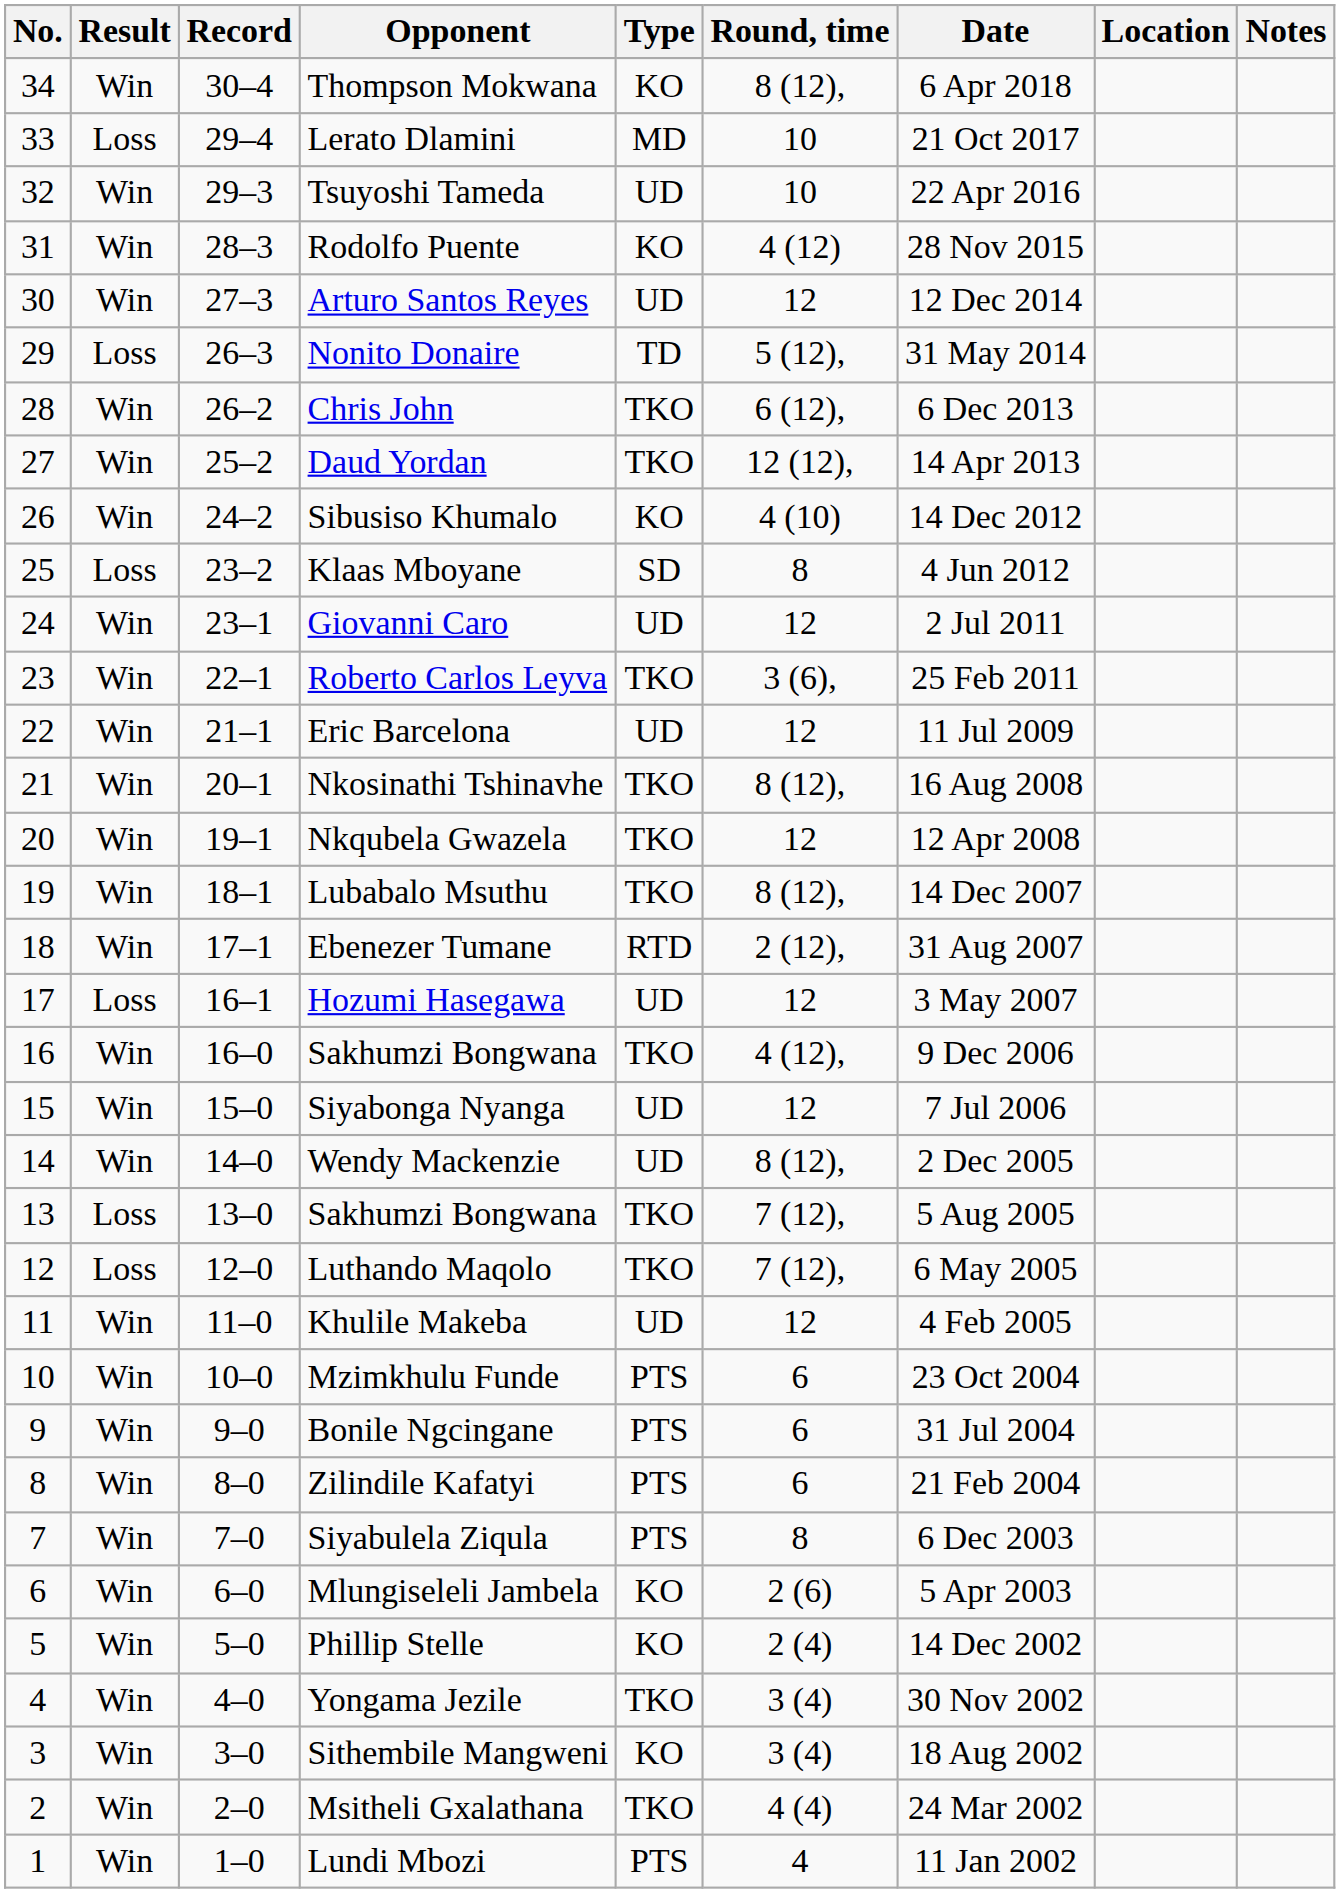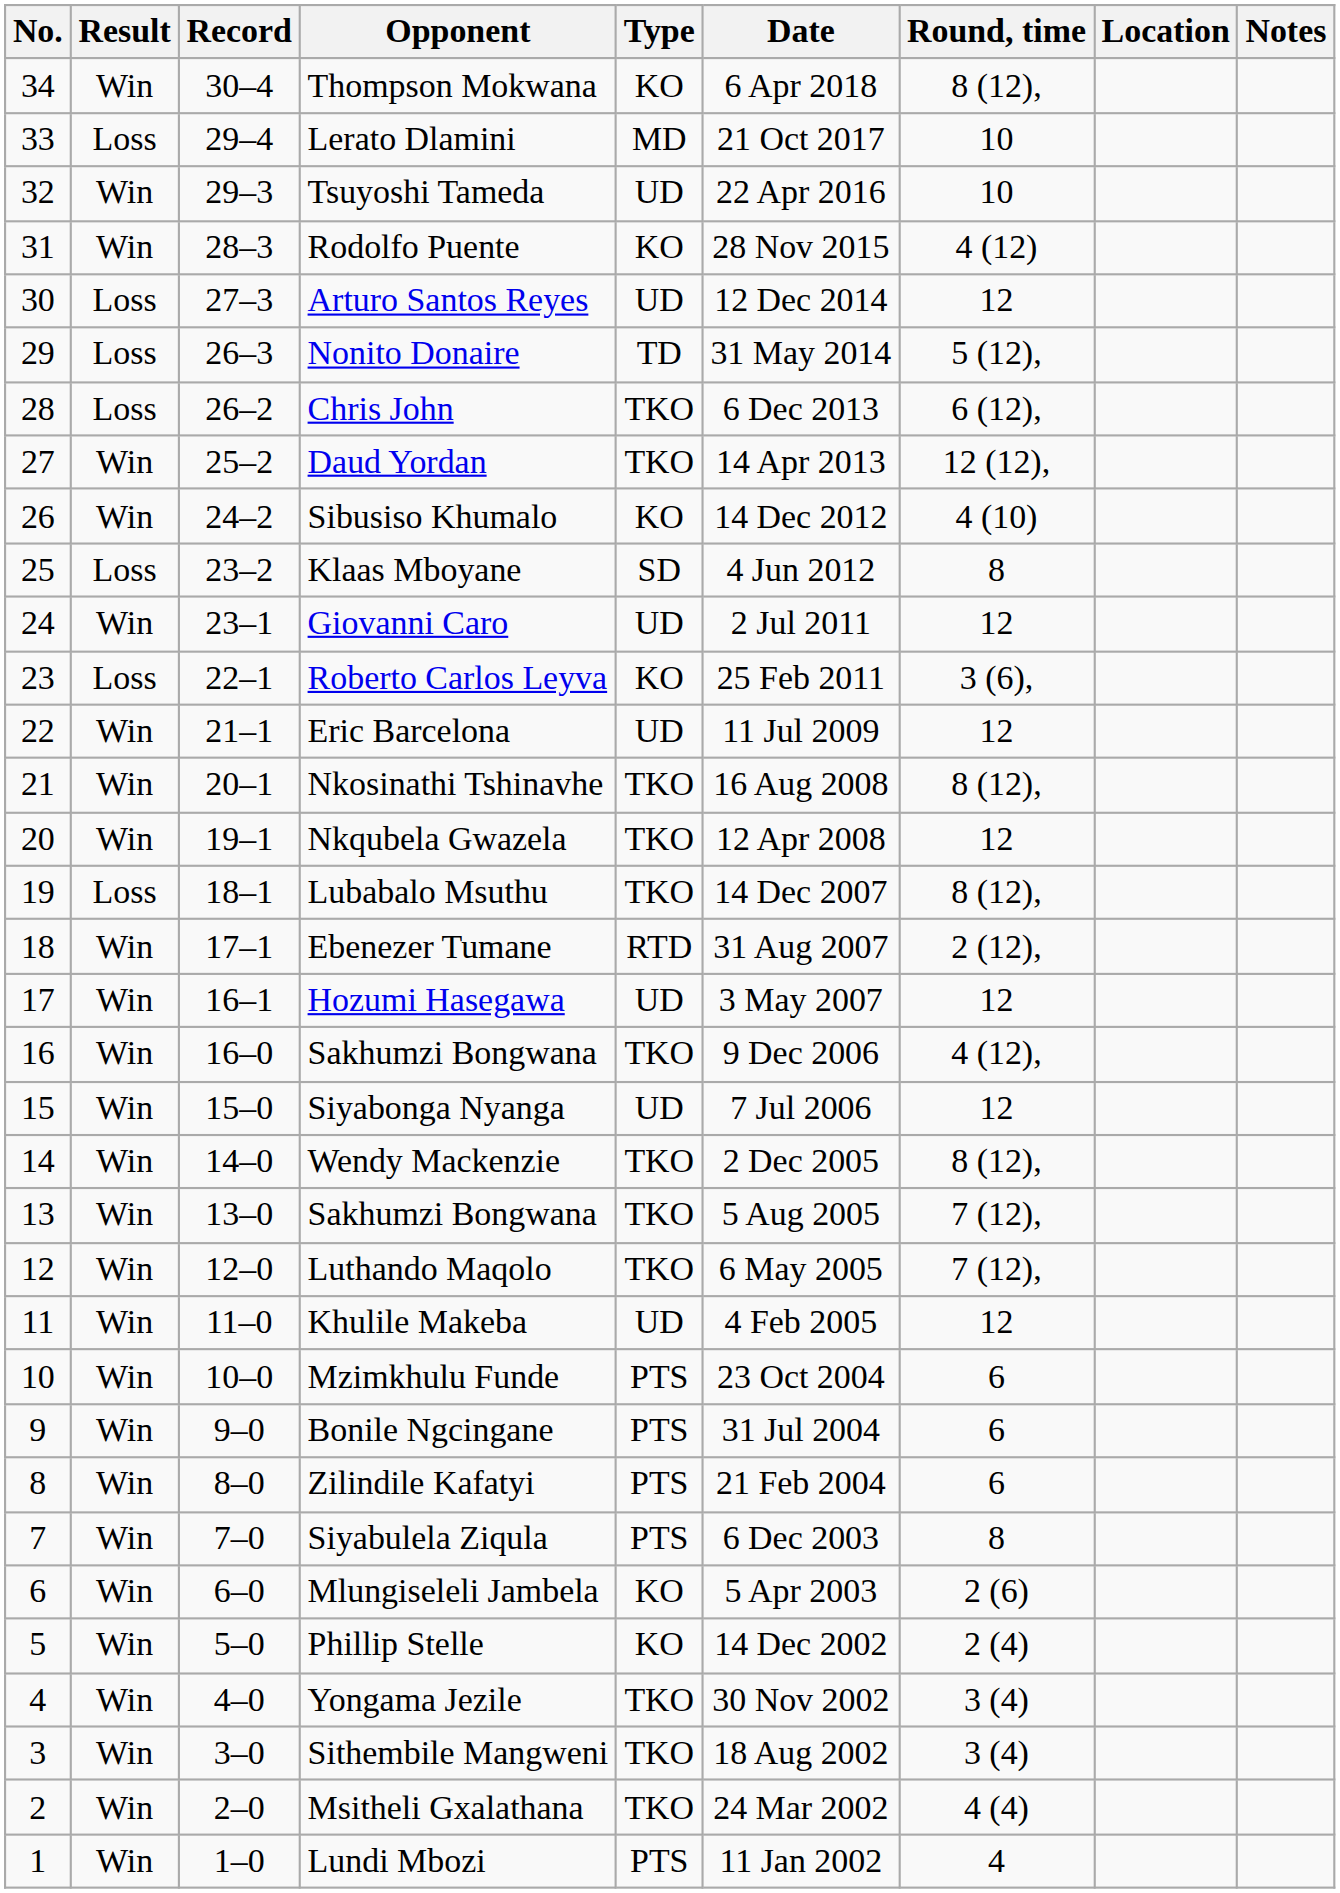columns swapped: (800, 31) <-> (996, 31)
(125, 300) Win -> (125, 300) Loss
(125, 407) Win -> (125, 407) Loss
(125, 676) Win -> (125, 676) Loss
(659, 676) TKO -> (659, 676) KO
(125, 892) Win -> (125, 892) Loss
(125, 999) Loss -> (125, 999) Win
(659, 1161) UD -> (659, 1161) TKO
(125, 1214) Loss -> (125, 1214) Win
(125, 1268) Loss -> (125, 1268) Win
(659, 1752) KO -> (659, 1752) TKO
